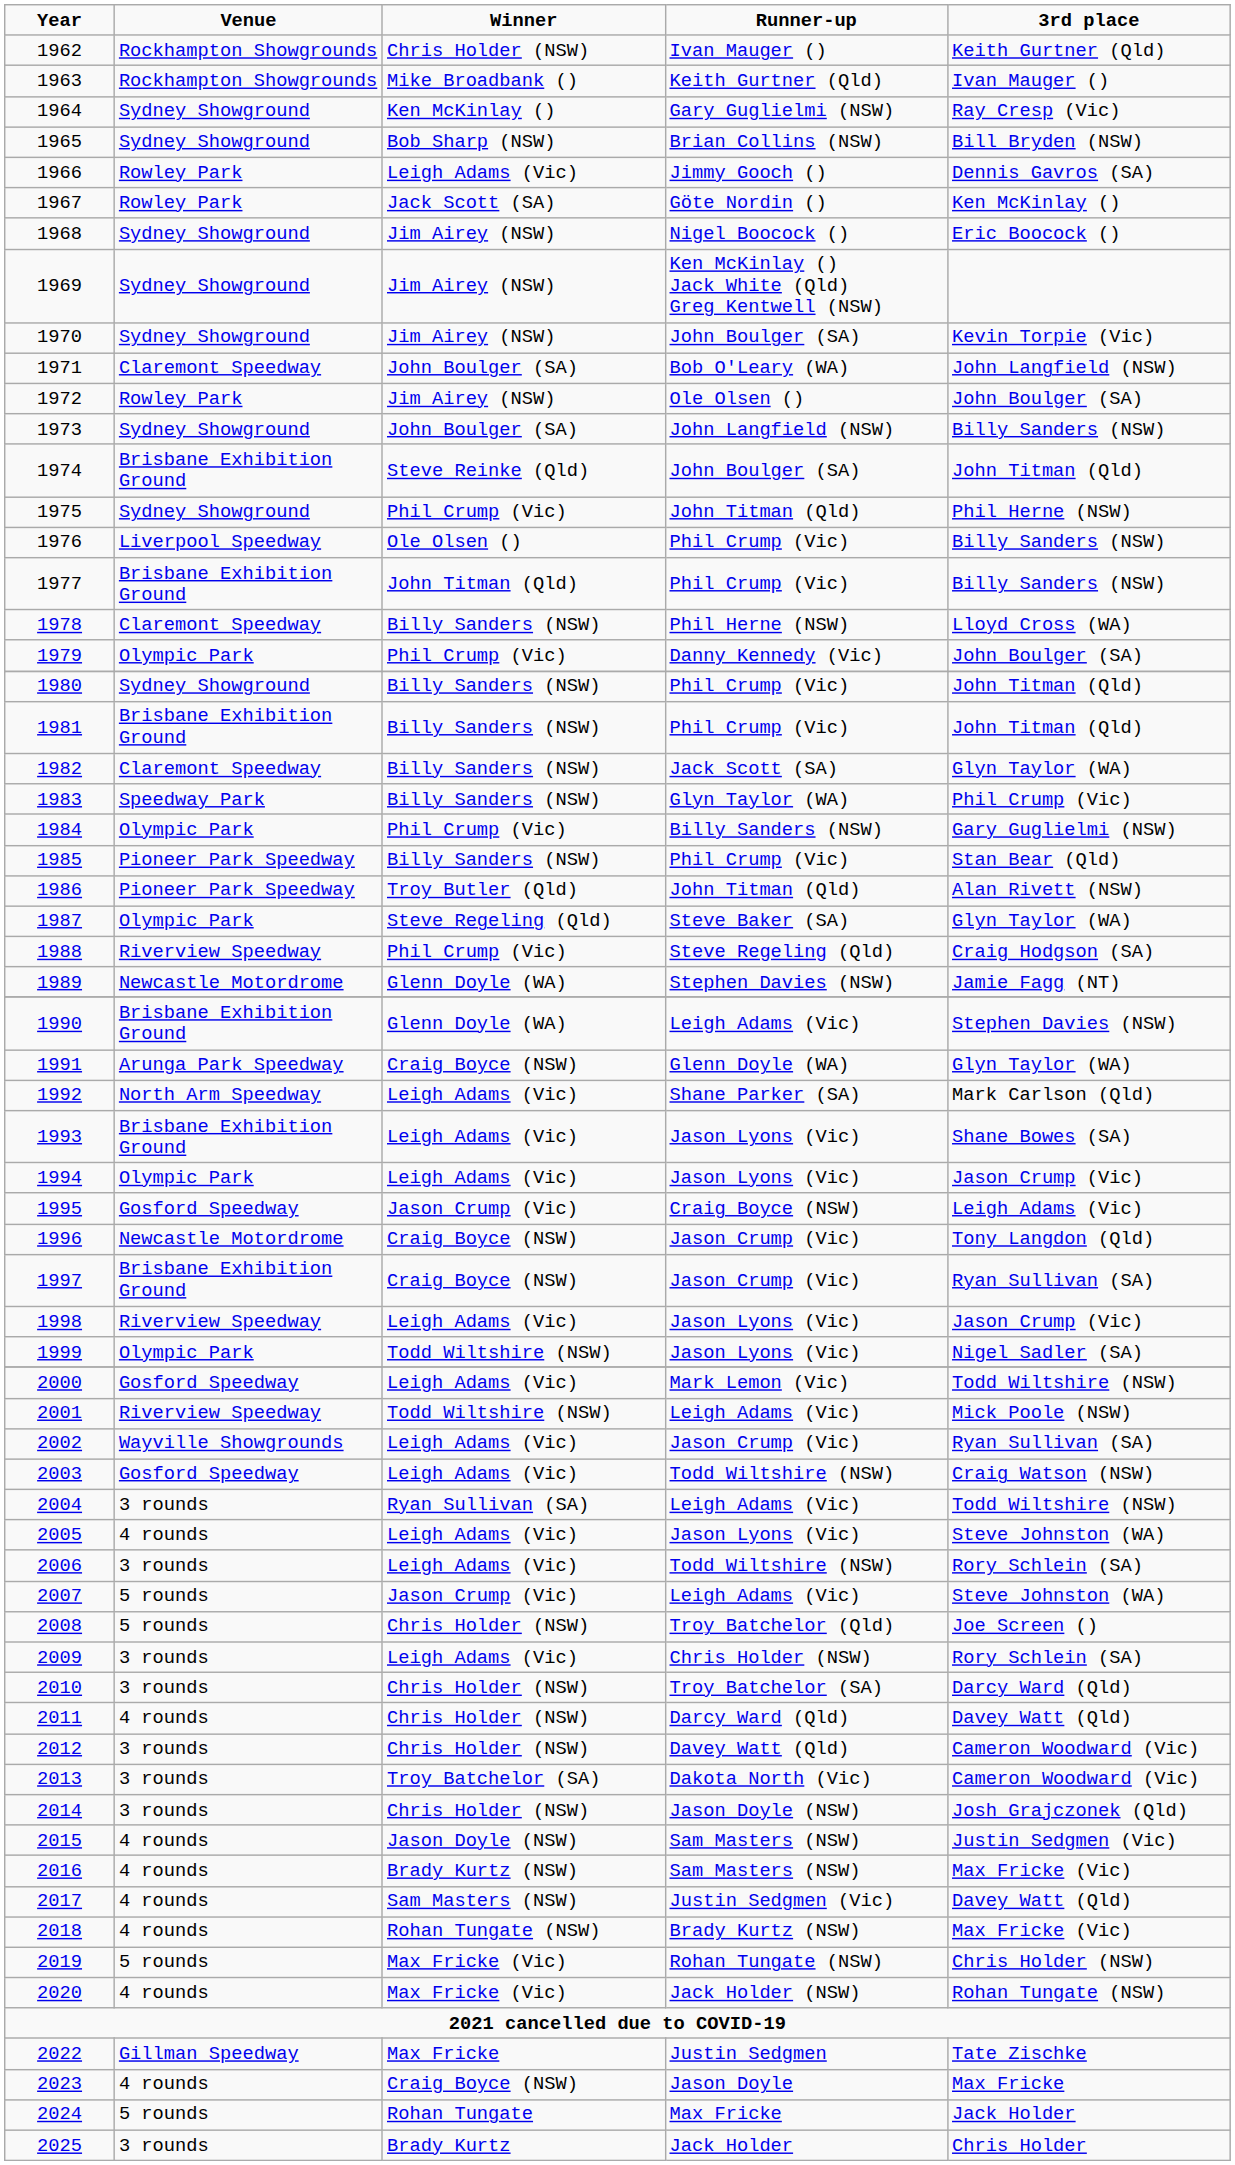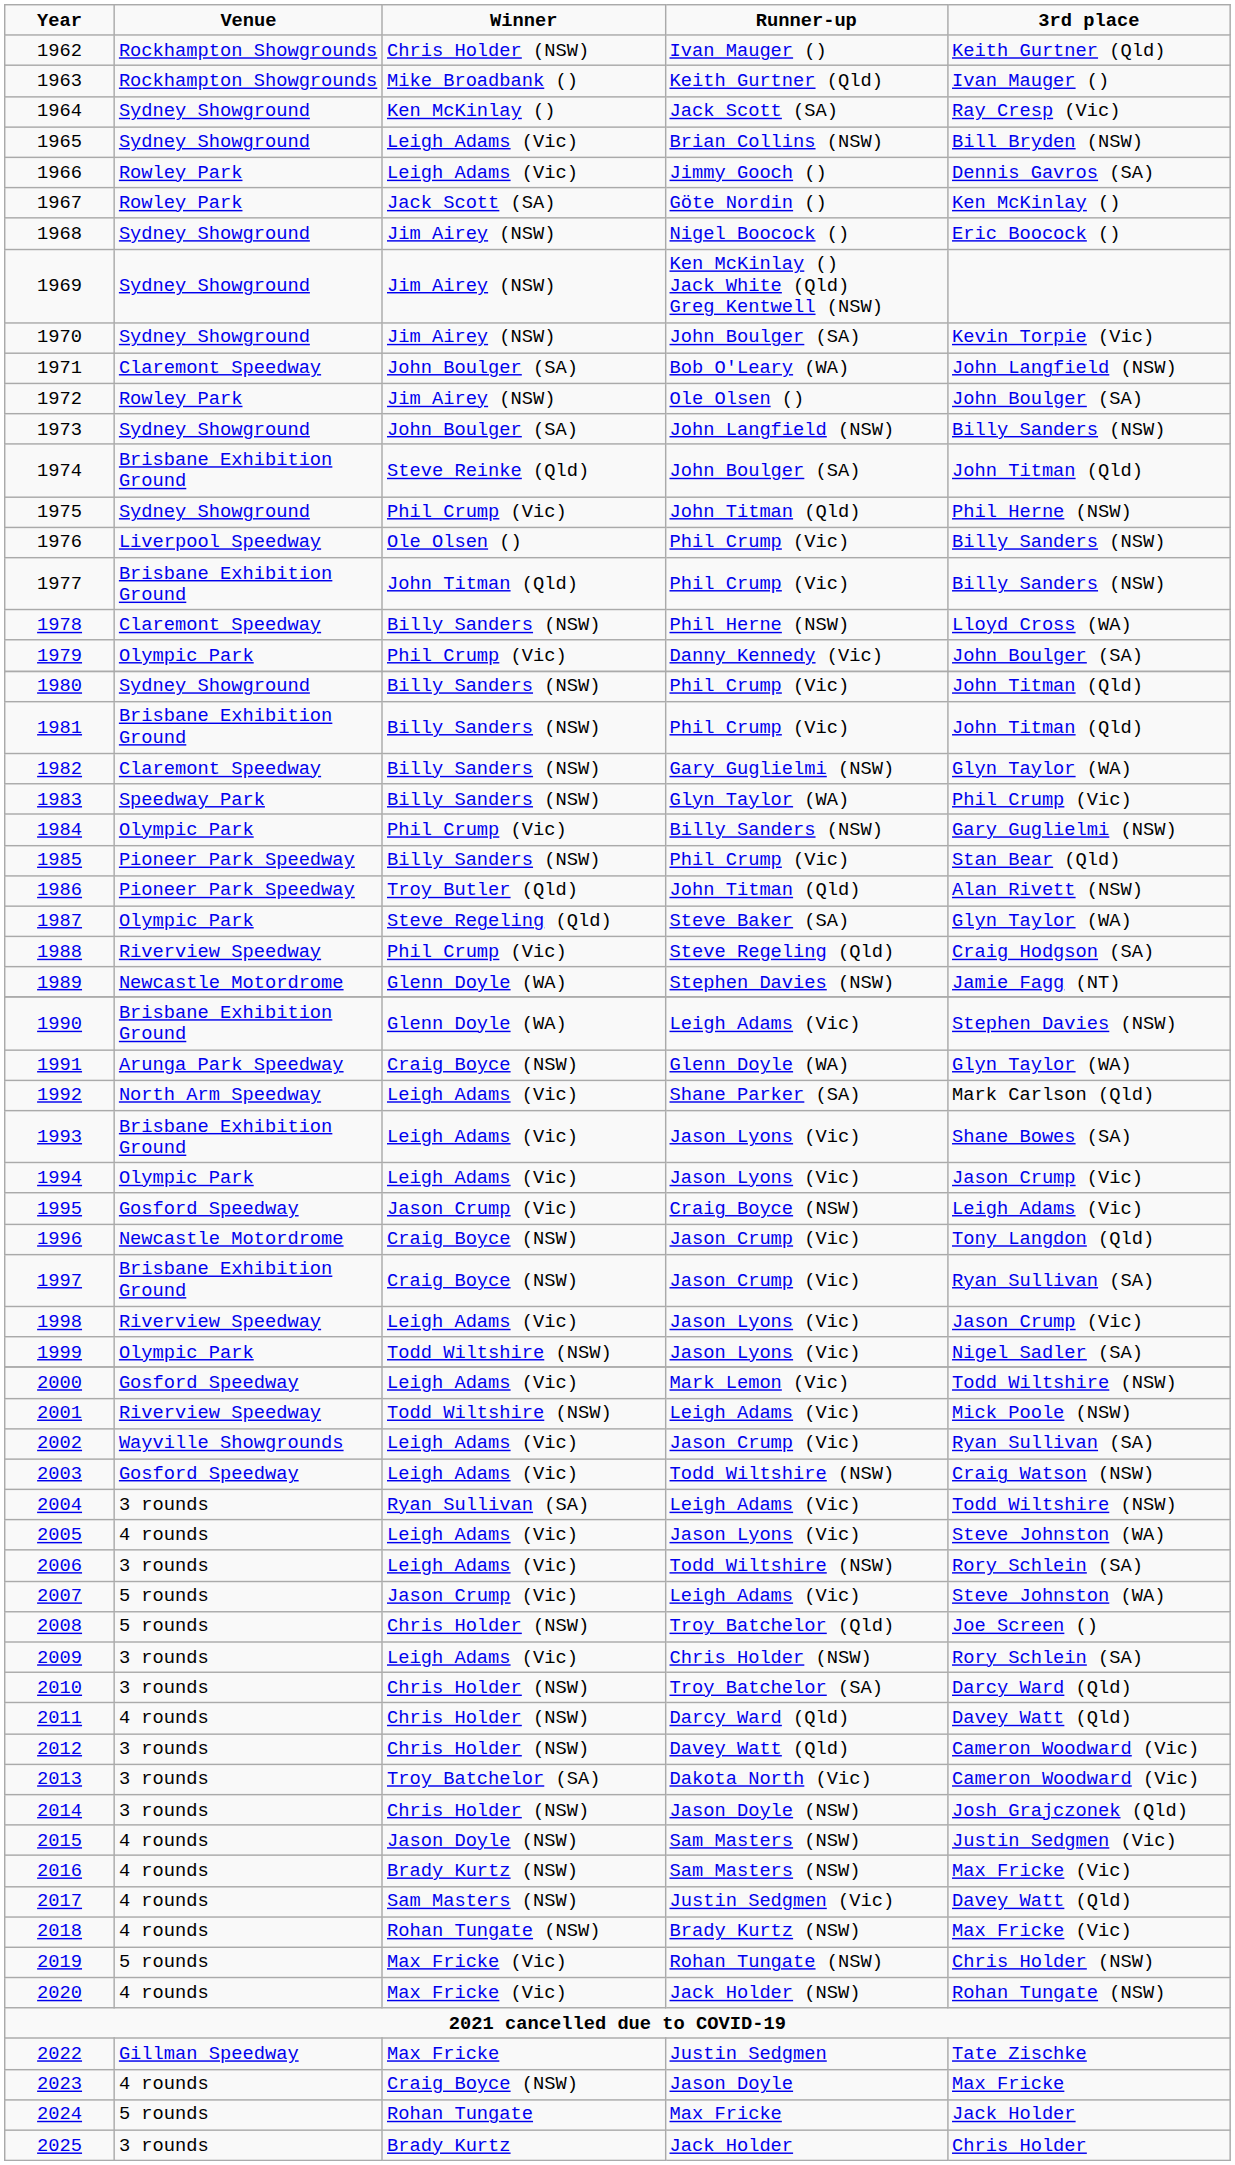(782, 112) Gary Guglielmi (NSW) -> (754, 112) Jack Scott (SA)
(471, 142) Bob Sharp (NSW) -> (482, 142) Leigh Adams (Vic)
(754, 769) Jack Scott (SA) -> (782, 769) Gary Guglielmi (NSW)
